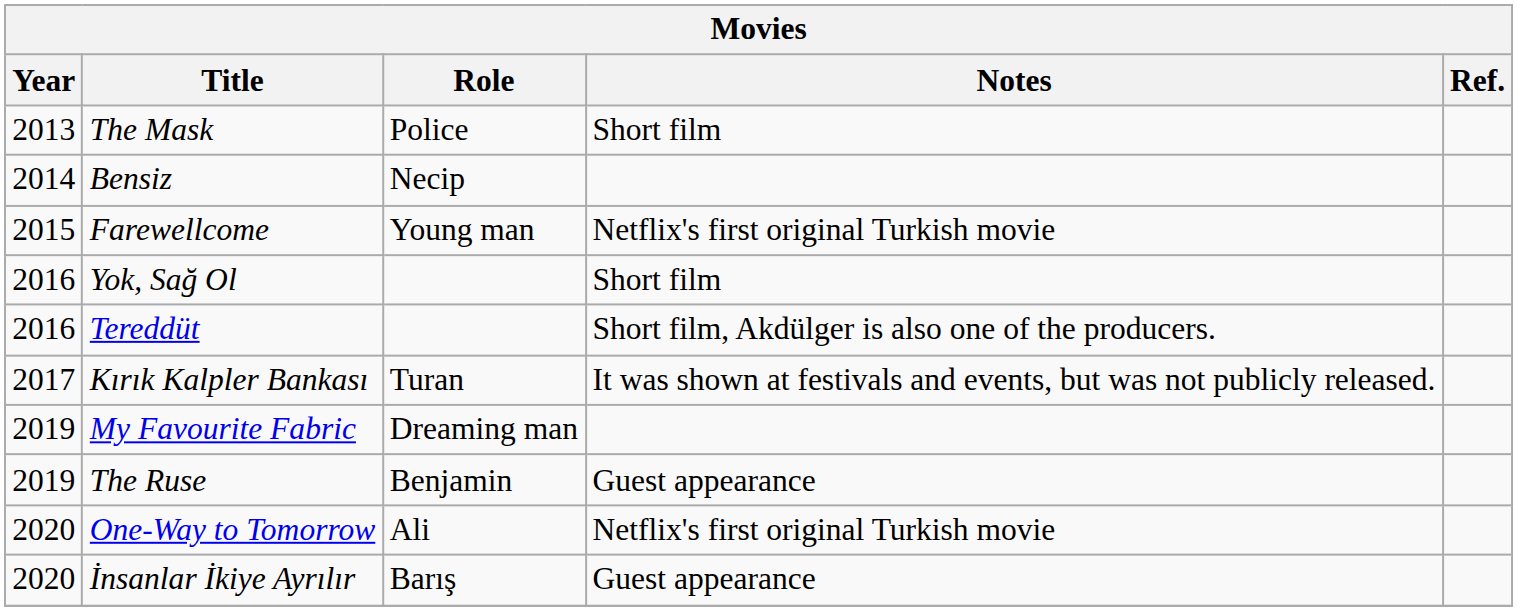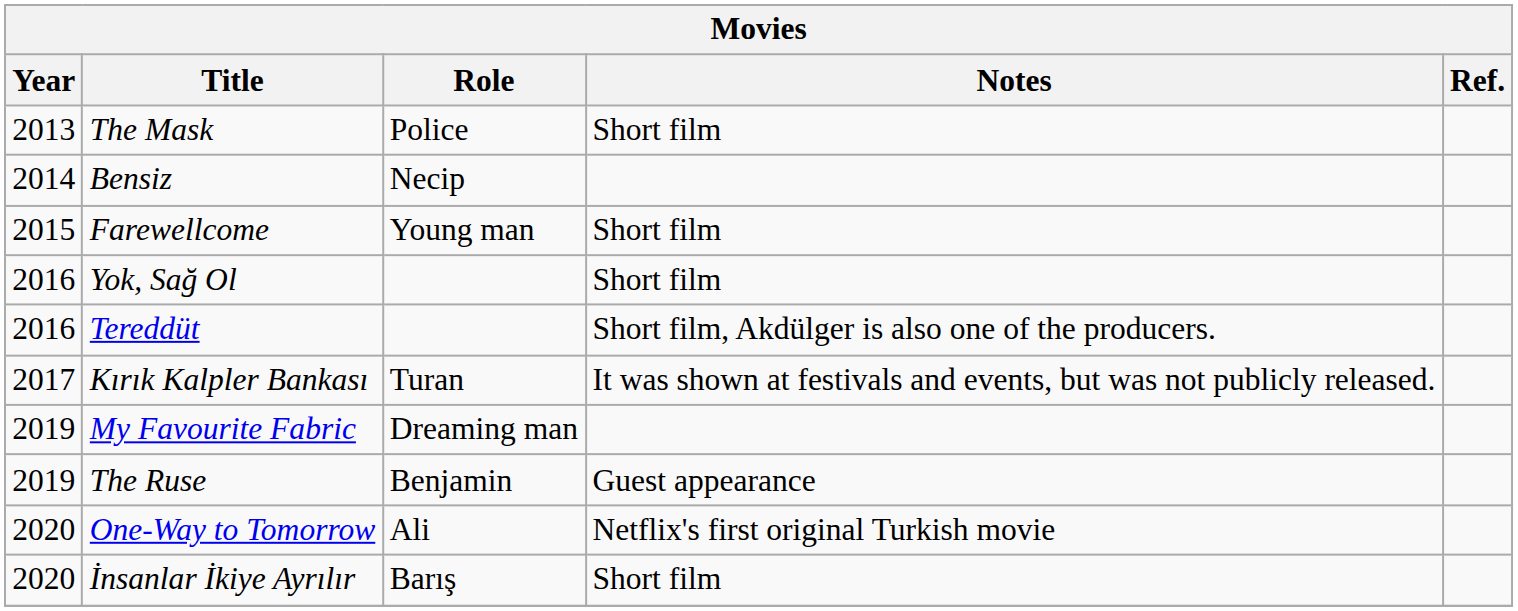(824, 229) Netflix's first original Turkish movie -> (657, 229) Short film
(704, 579) Guest appearance -> (657, 579) Short film
